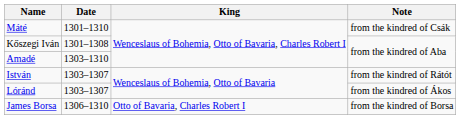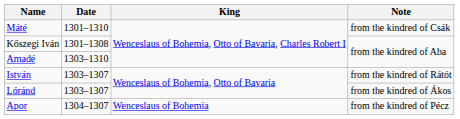+ row: (17, 106)
- row: (32, 106)
